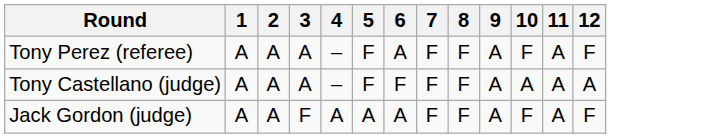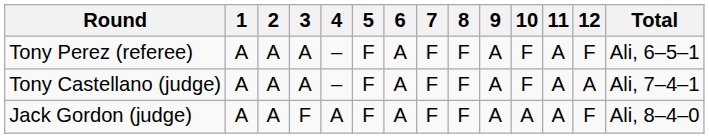+ column: (655, 20)
(400, 84) F -> (400, 84) A
(527, 84) A -> (527, 84) F
(368, 116) A -> (368, 116) F
(527, 116) F -> (527, 116) A
